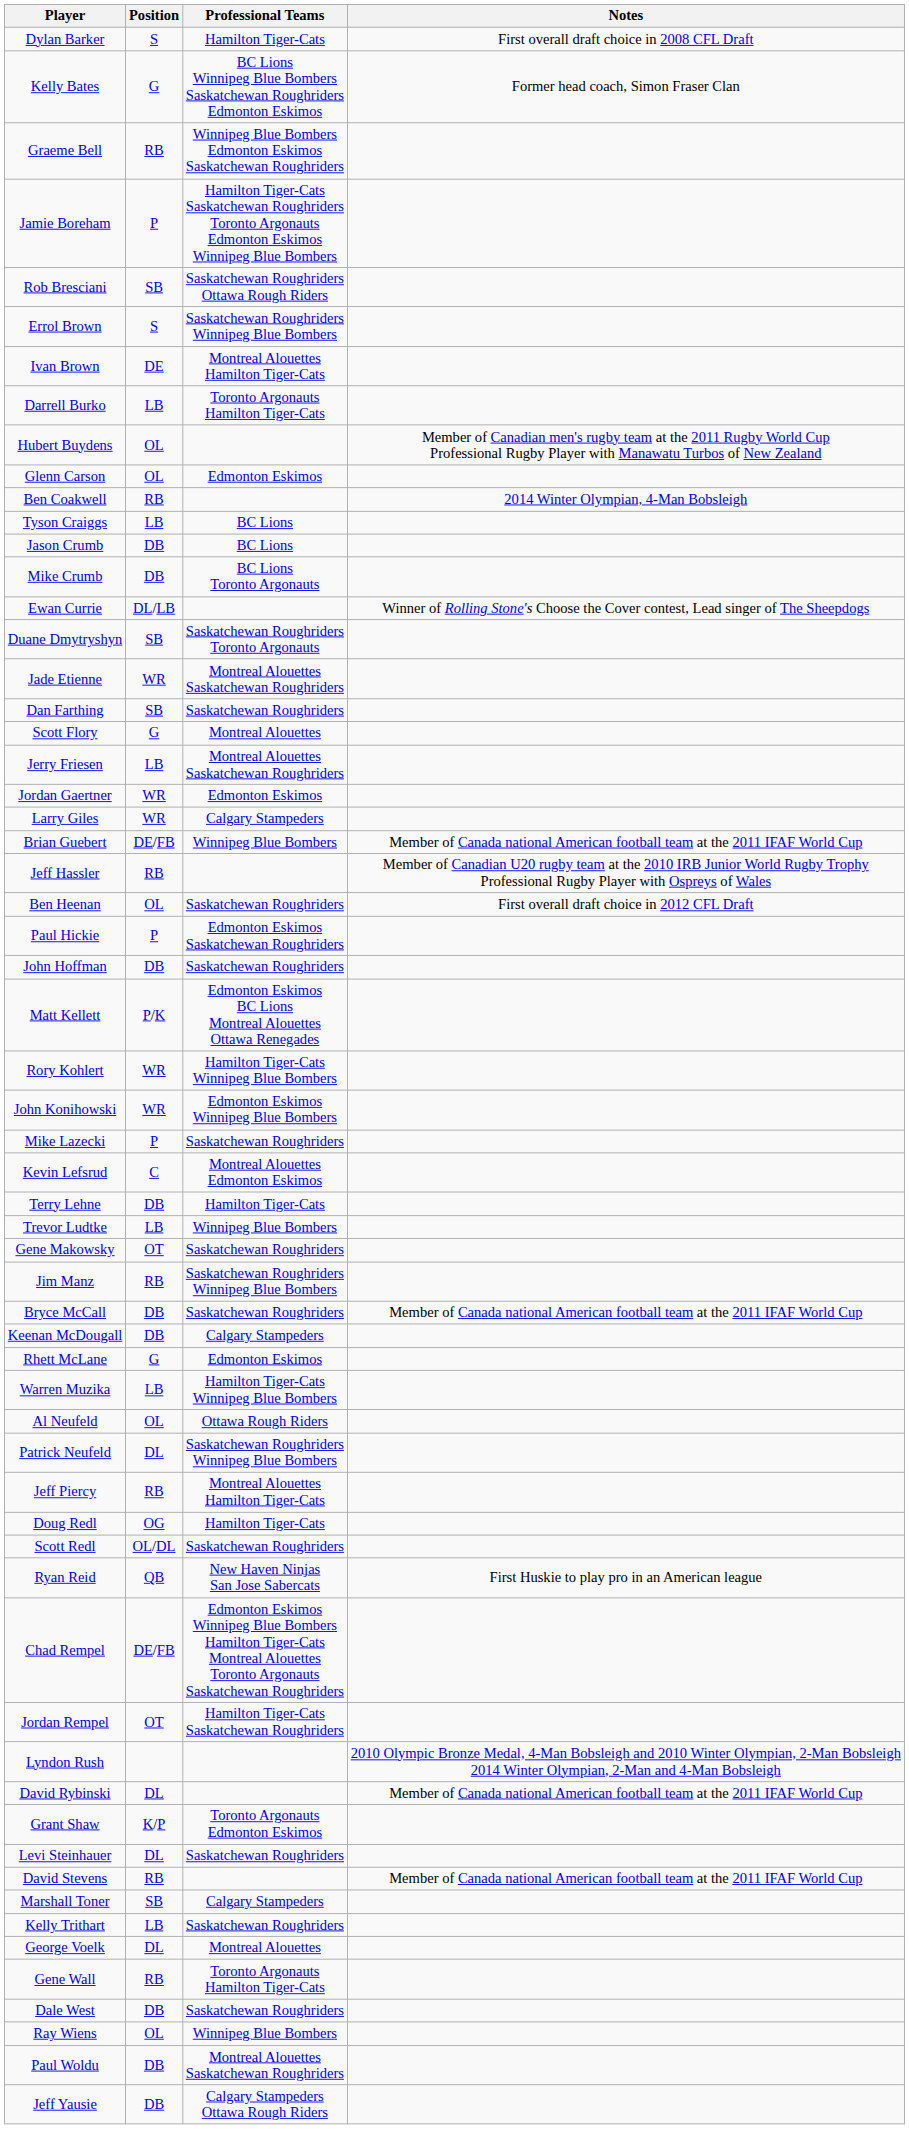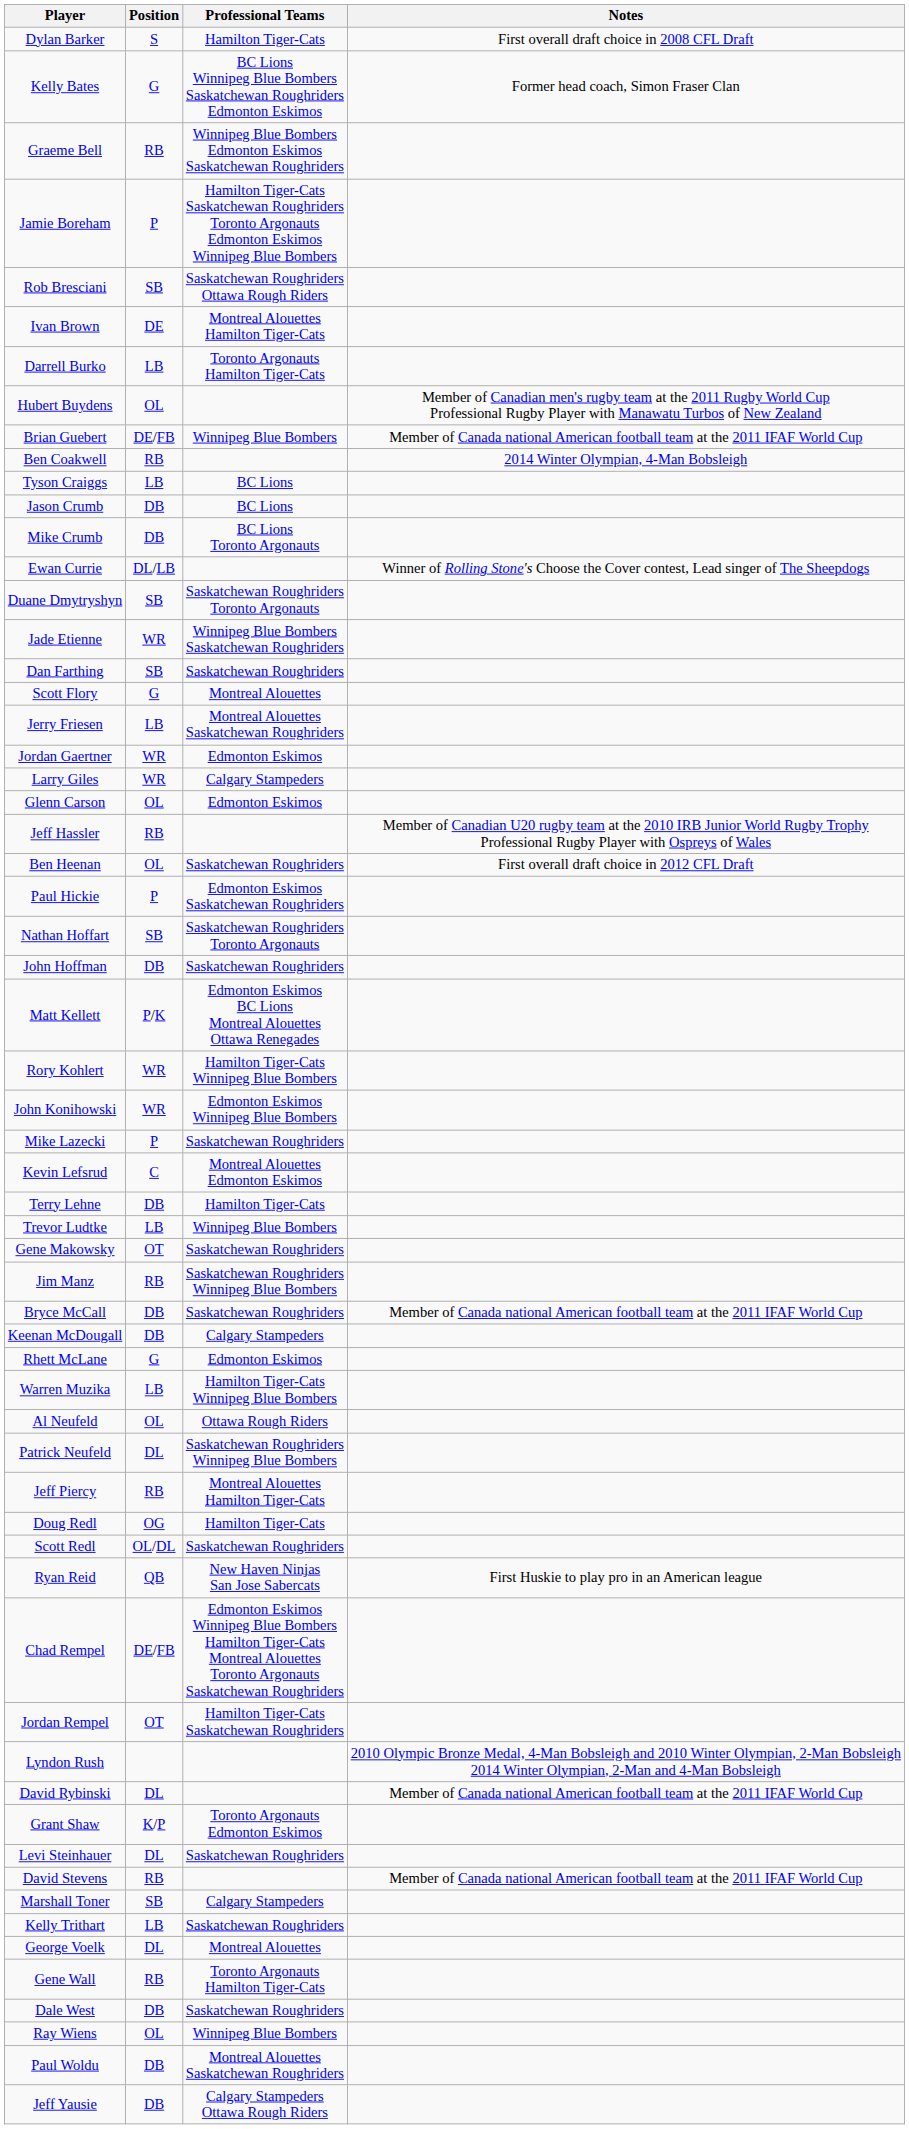- row: (65, 326)
rows swapped: (65, 476) <-> (65, 841)
(265, 678) Montreal Alouettes Saskatchewan Roughriders -> (265, 639) Winnipeg Blue Bombers Saskatchewan Roughriders
+ row: (65, 935)
